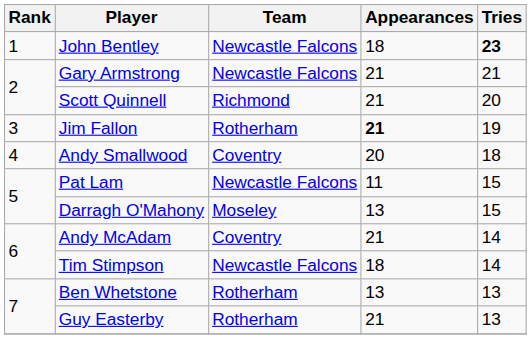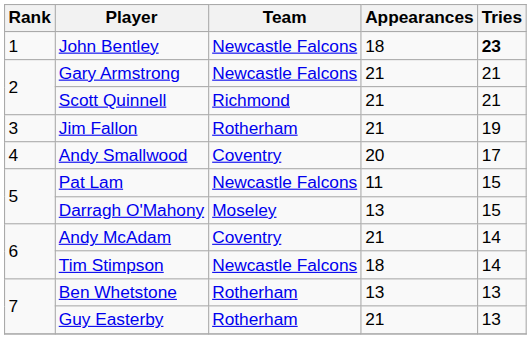(491, 100) 20 -> (491, 100) 21
(375, 127) bold -> (375, 127) normal
(491, 155) 18 -> (491, 155) 17
